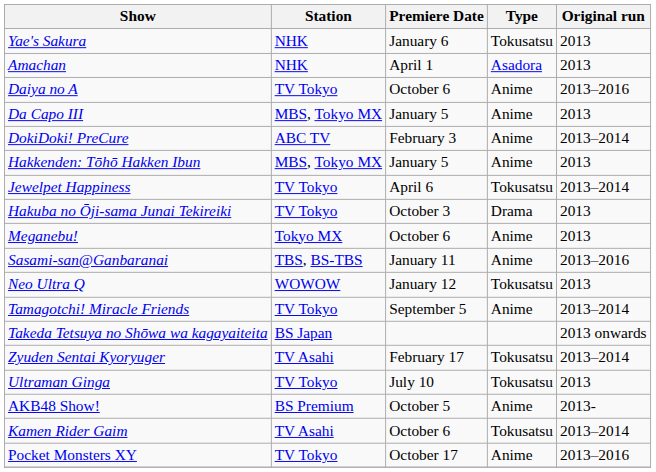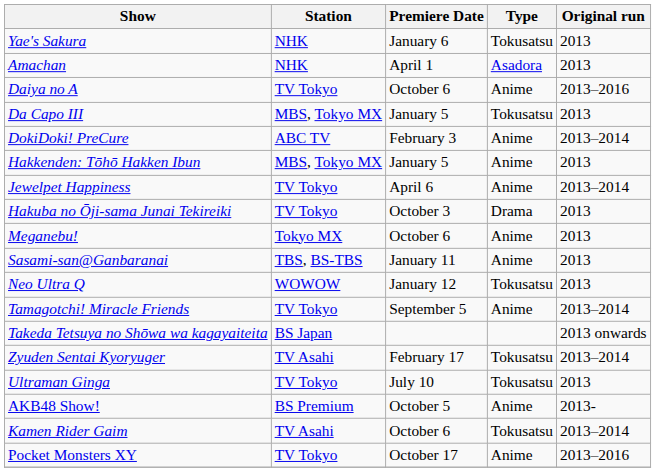(512, 114) Anime -> (522, 114) Tokusatsu
(522, 187) Tokusatsu -> (512, 187) Anime
(595, 260) 2013–2016 -> (575, 260) 2013
